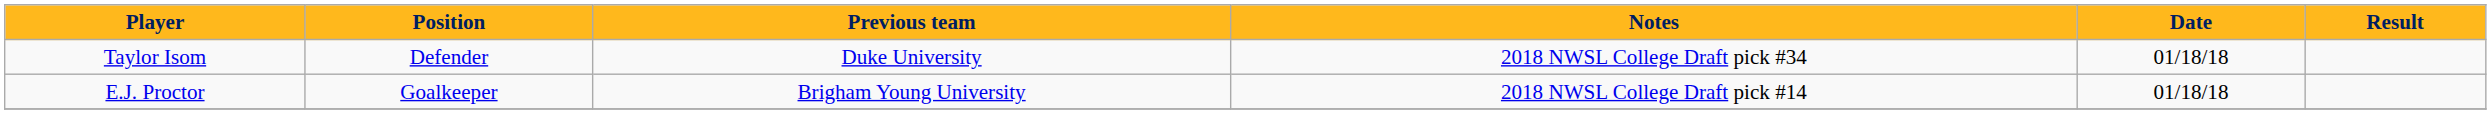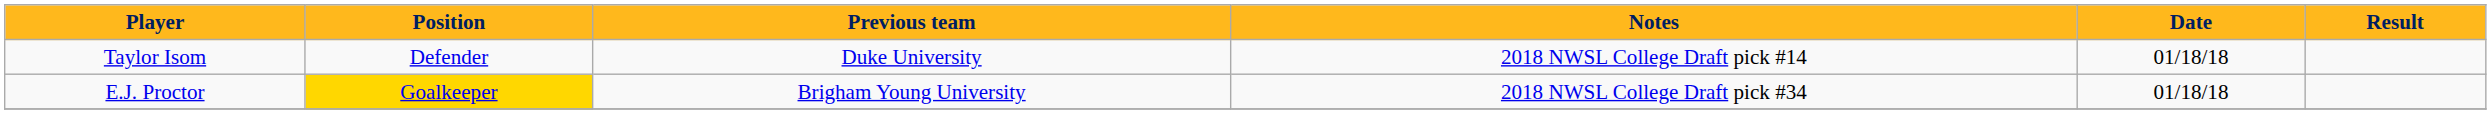(1654, 56) 2018 NWSL College Draft pick #34 -> (1654, 56) 2018 NWSL College Draft pick #14
(449, 91) no background -> (449, 91) gold background
(1654, 91) 2018 NWSL College Draft pick #14 -> (1654, 91) 2018 NWSL College Draft pick #34
